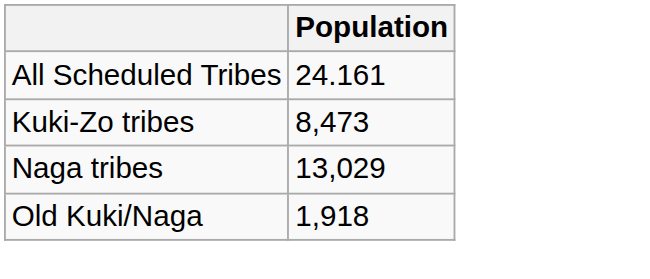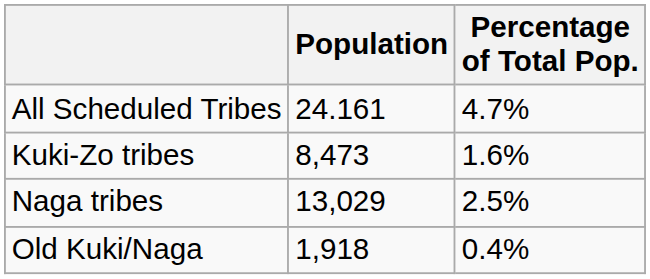+ column: (550, 44)
